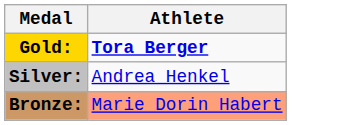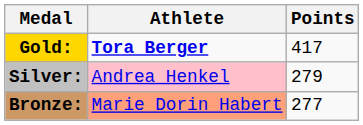+ column: (323, 19)
(161, 77) no background -> (161, 77) pink background
